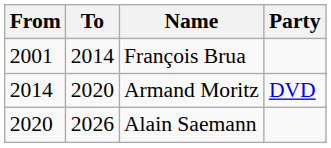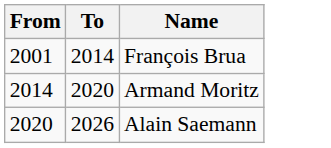- column: (295, 21)
